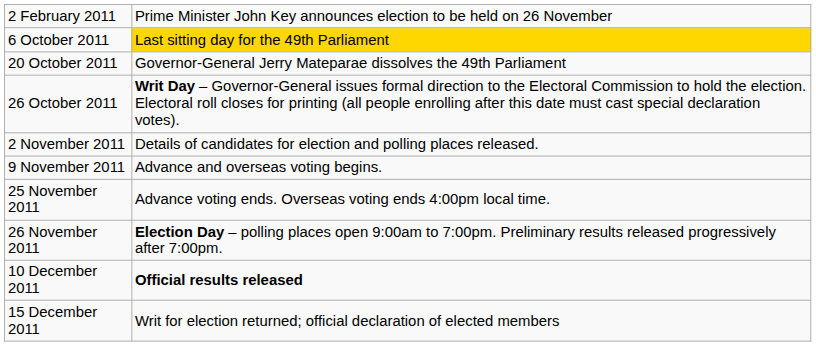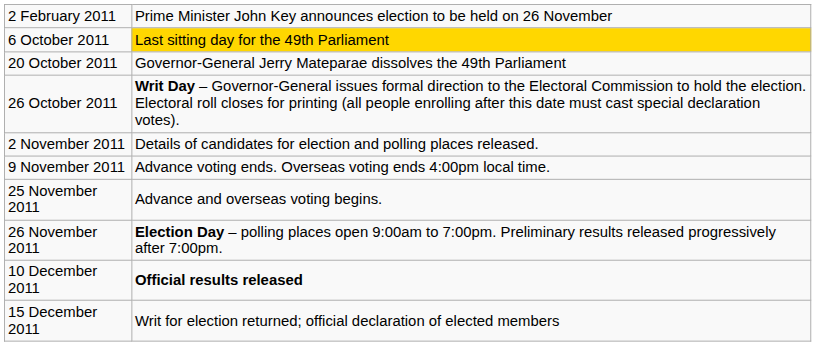(259, 167) Advance and overseas voting begins. -> (343, 167) Advance voting ends. Overseas voting ends 4:00pm local time.
(343, 199) Advance voting ends. Overseas voting ends 4:00pm local time. -> (259, 199) Advance and overseas voting begins.
